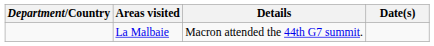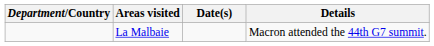columns swapped: (398, 13) <-> (274, 13)
